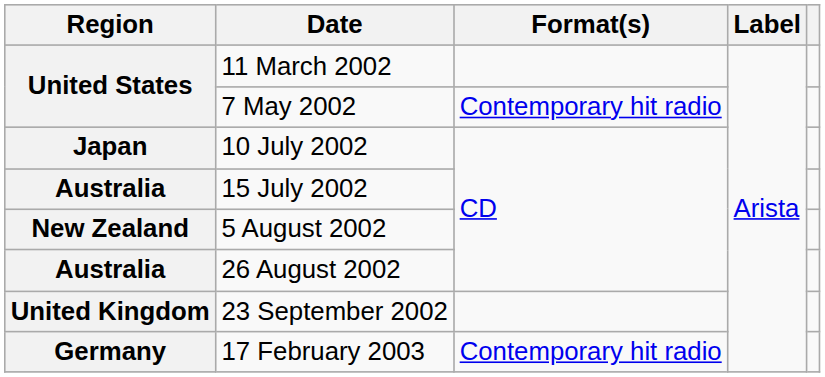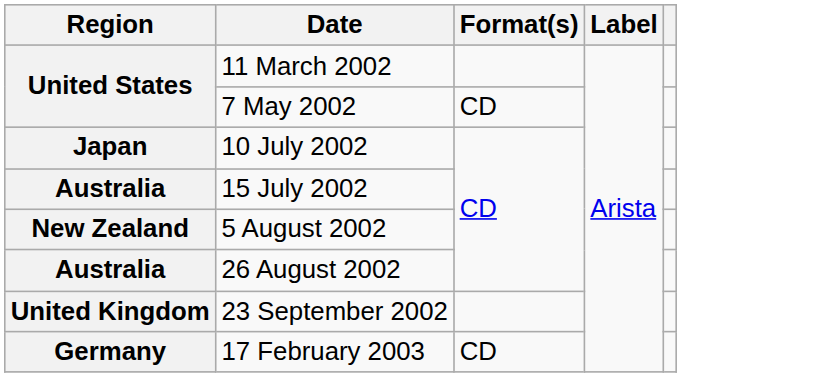(591, 106) Contemporary hit radio -> (478, 106) CD
(591, 351) Contemporary hit radio -> (478, 351) CD
